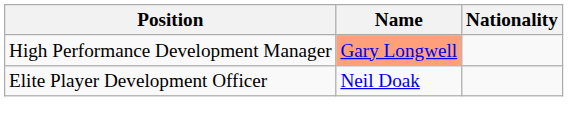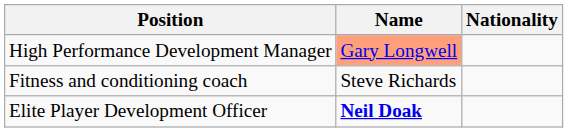+ row: (128, 80)
(380, 80) normal -> (381, 111) bold
